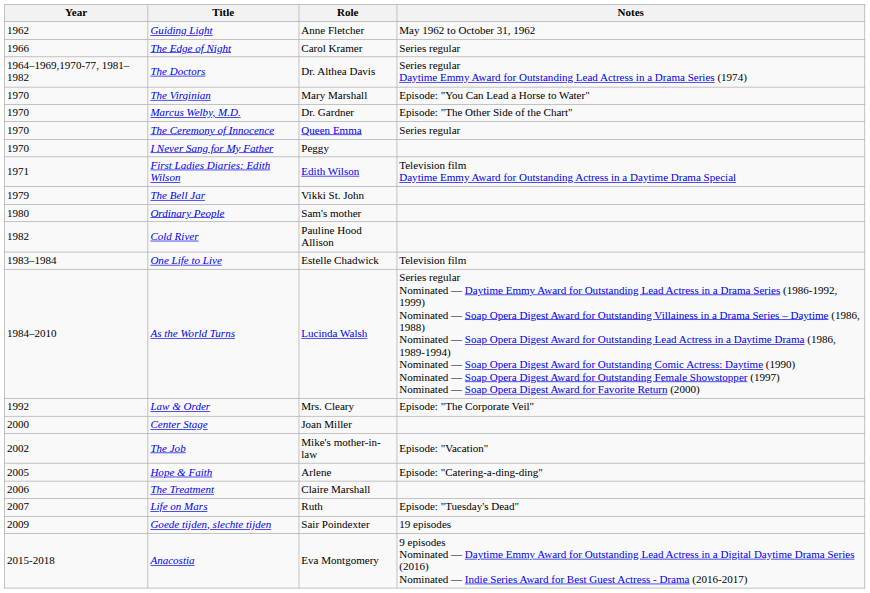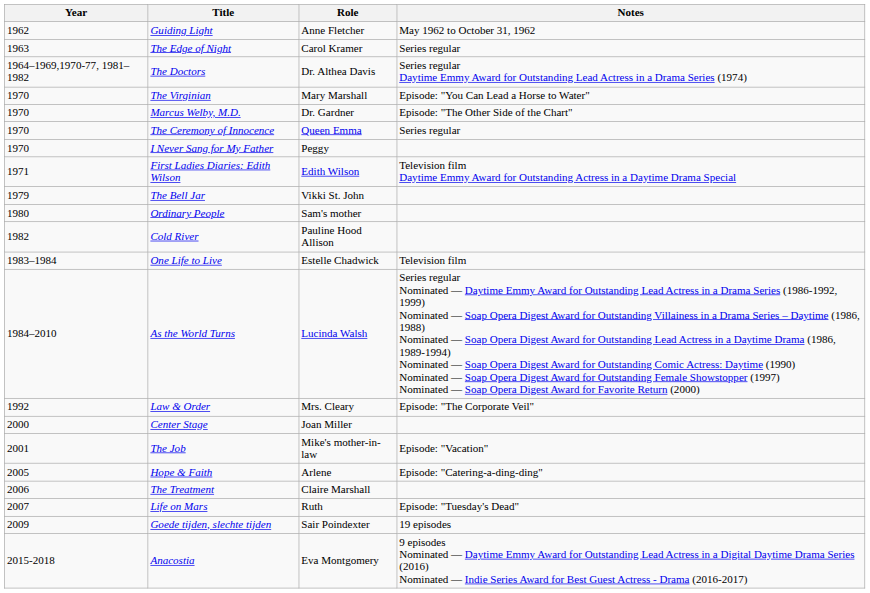(18, 48) 1966 -> (18, 48) 1963
(18, 448) 2002 -> (18, 448) 2001
